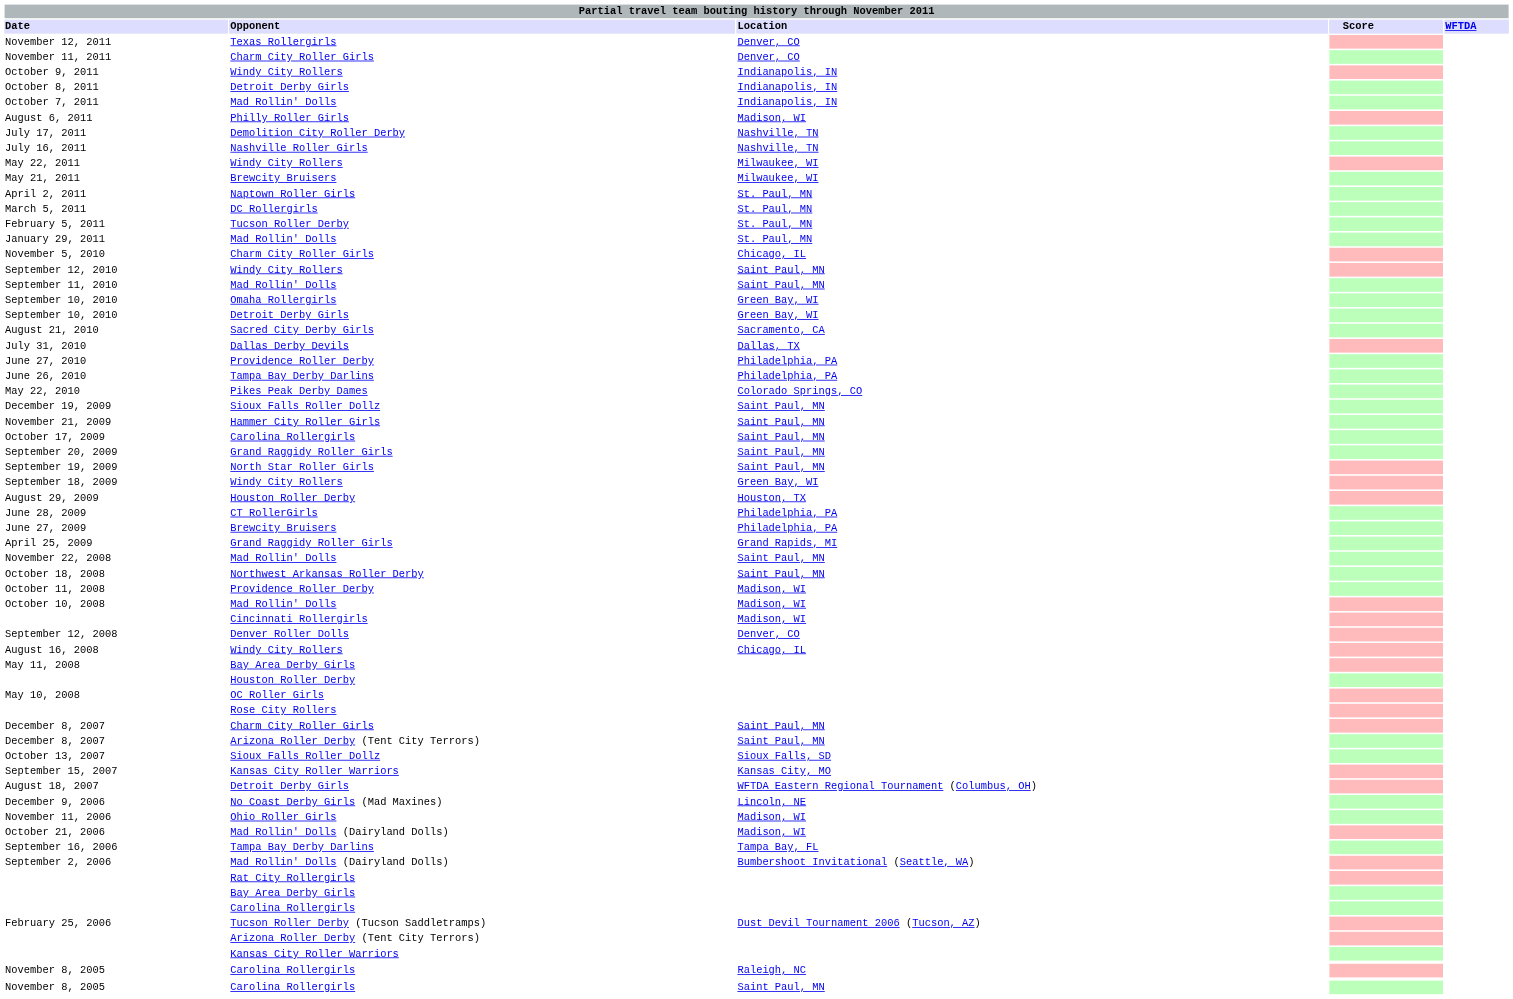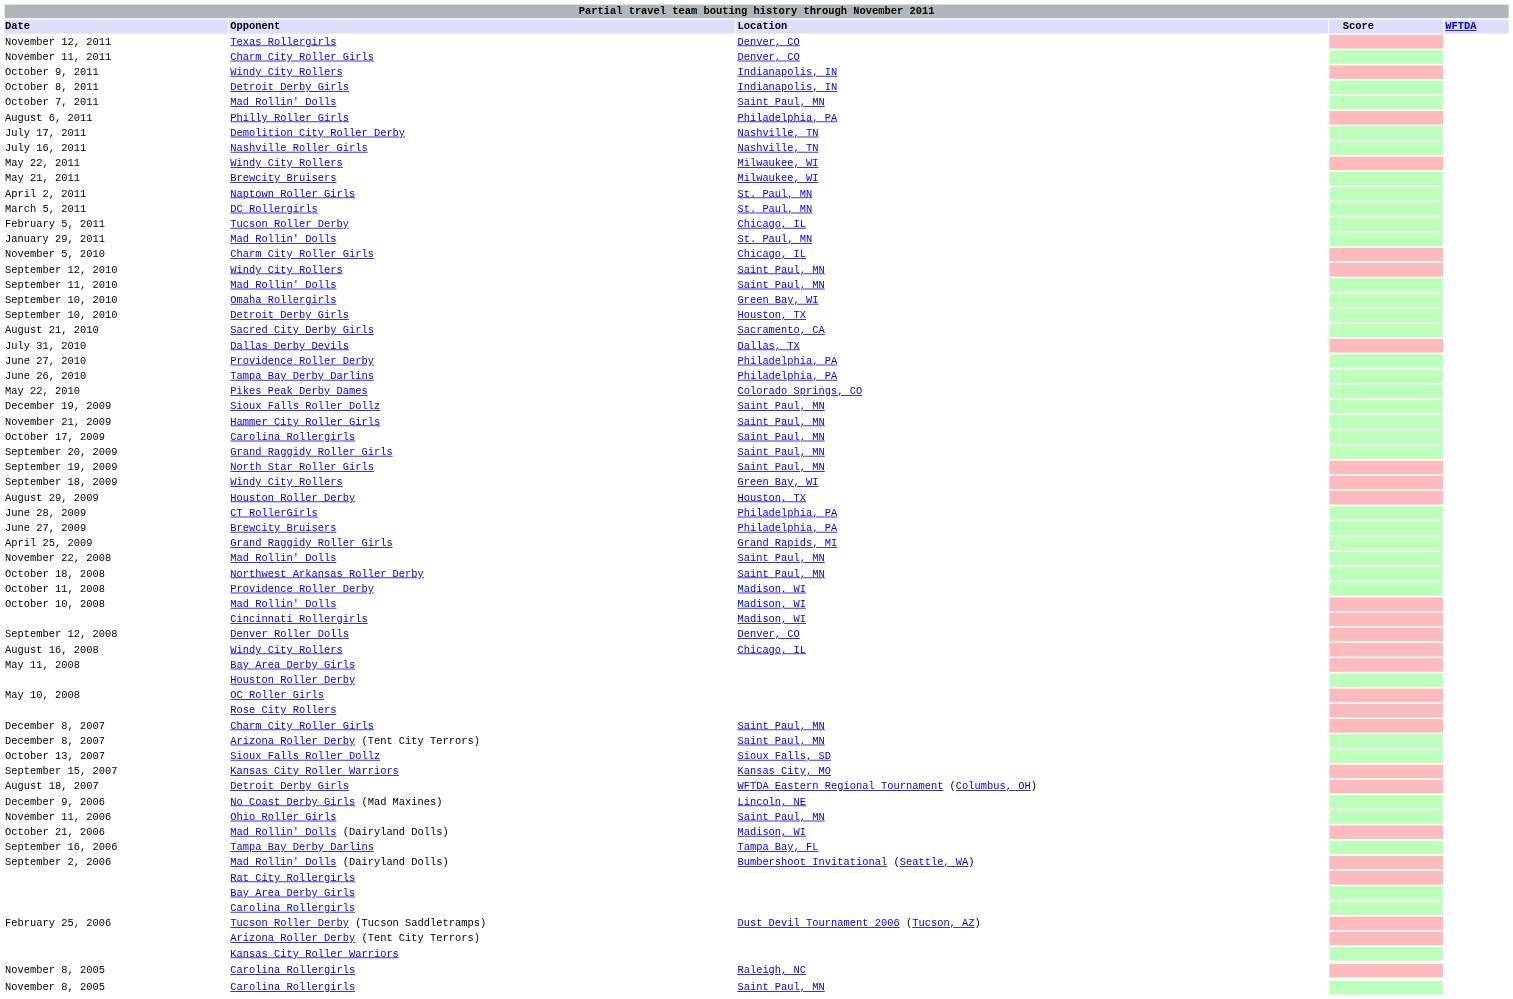(787, 102) Indianapolis, IN -> (781, 102) Saint Paul, MN
(772, 117) Madison, WI -> (787, 117) Philadelphia, PA
(775, 224) St. Paul, MN -> (772, 224) Chicago, IL
(778, 315) Green Bay, WI -> (772, 315) Houston, TX
(772, 816) Madison, WI -> (781, 816) Saint Paul, MN
